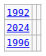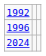rows swapped: (18, 43) <-> (18, 28)
